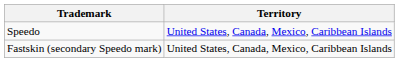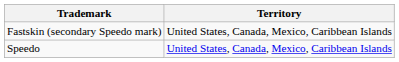rows swapped: (23, 31) <-> (84, 48)
